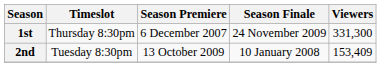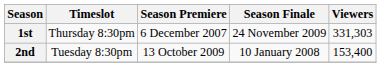(353, 33) 331,300 -> (353, 33) 331,303
(353, 52) 153,409 -> (353, 52) 153,400
